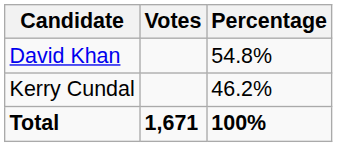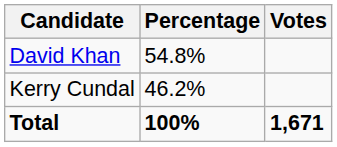columns swapped: (173, 21) <-> (269, 21)
